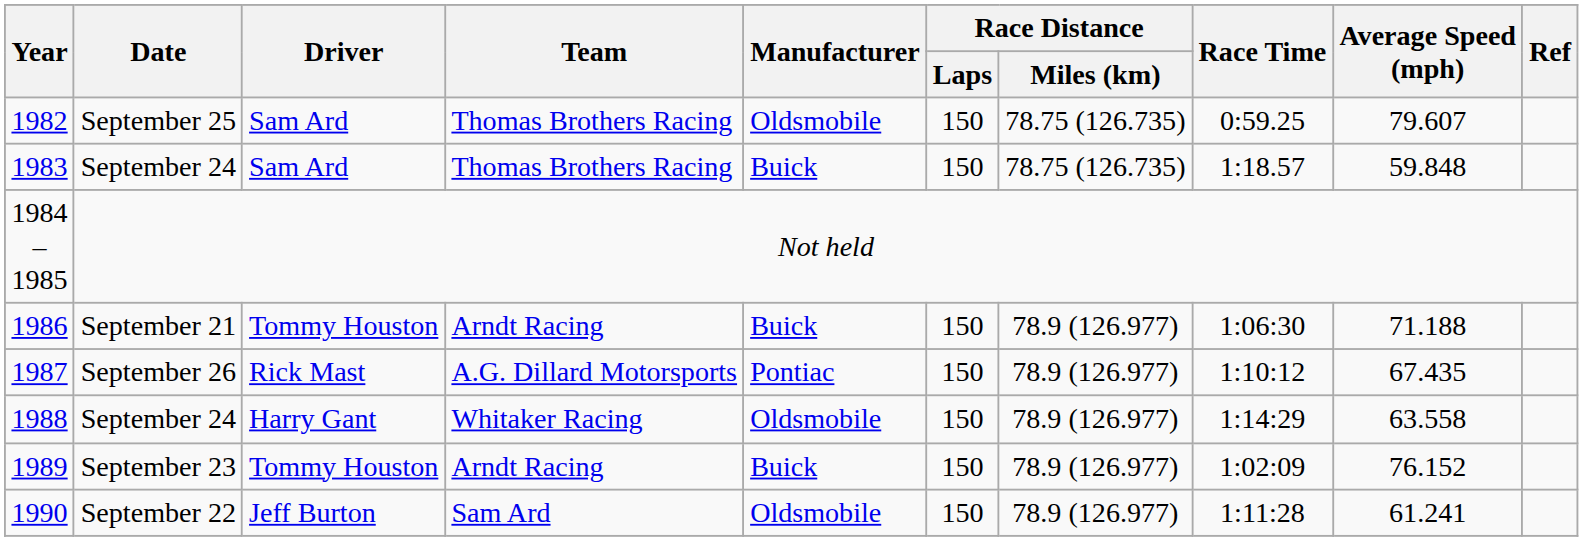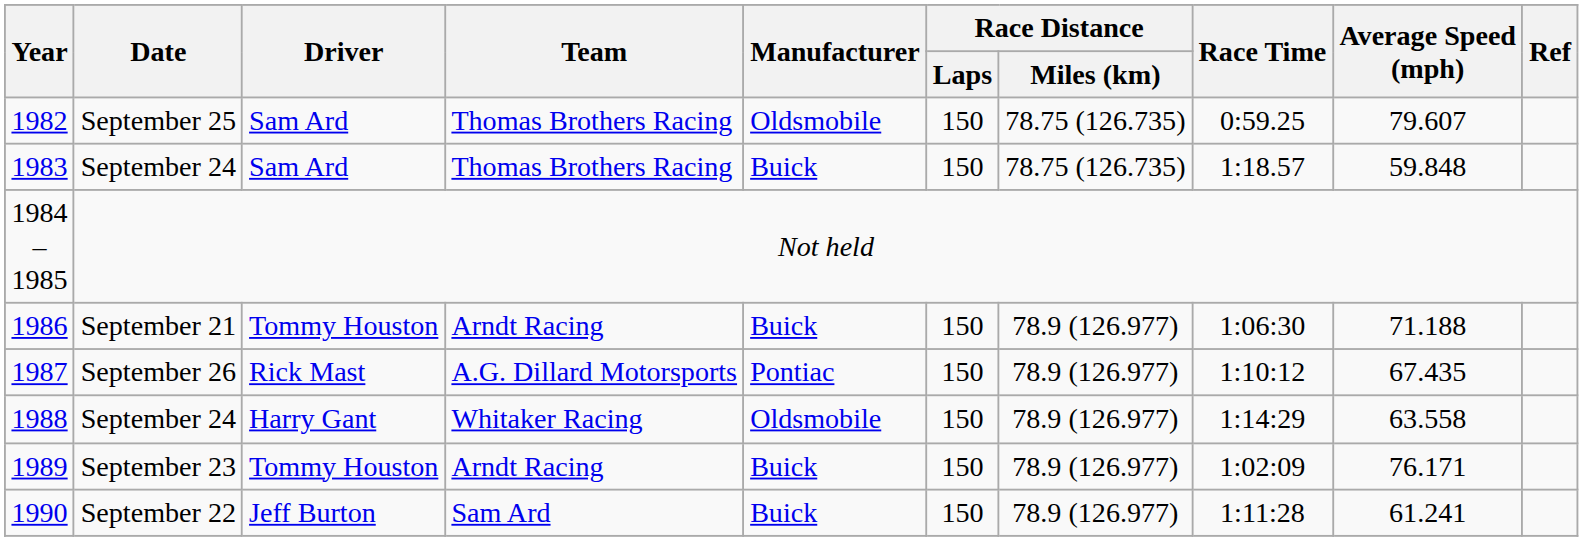(1428, 465) 76.152 -> (1428, 465) 76.171
(816, 511) Oldsmobile -> (784, 511) Buick
